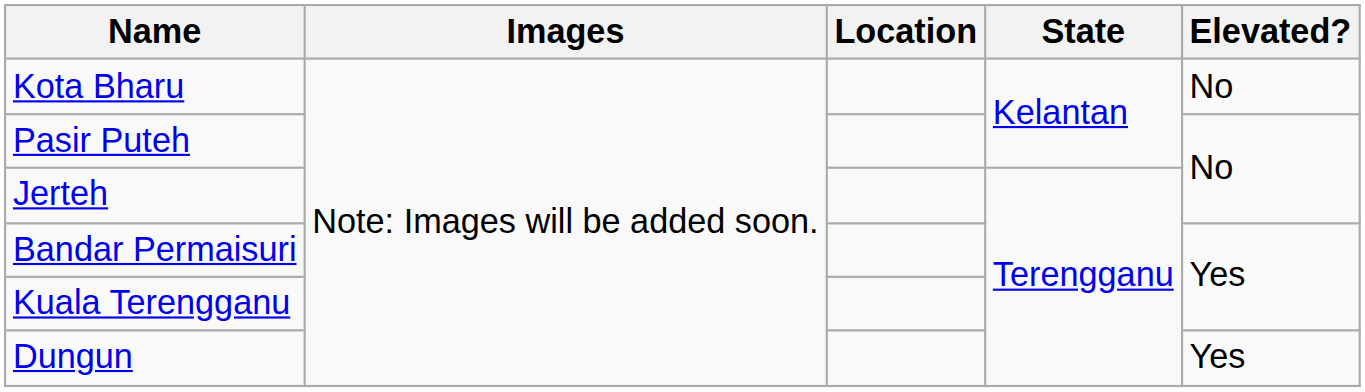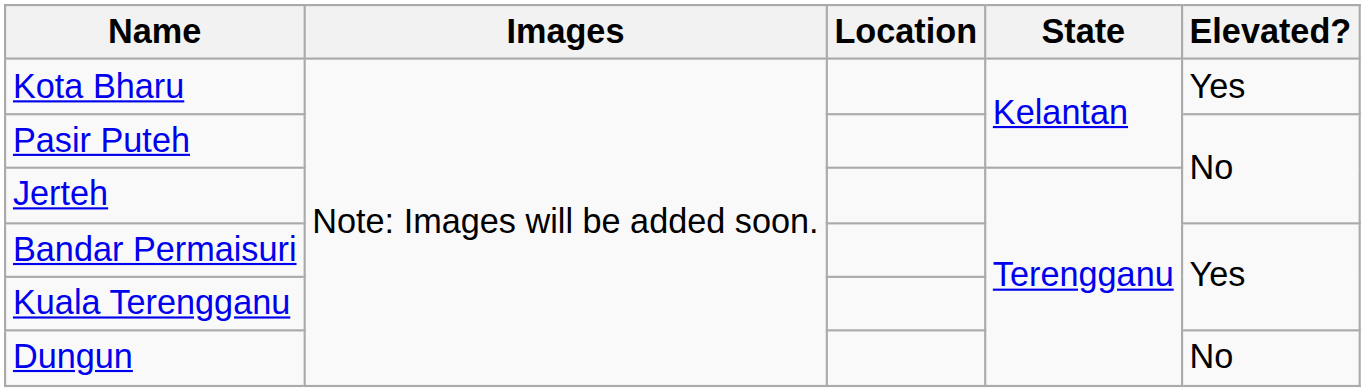(1211, 85) No -> (1217, 85) Yes
(1217, 357) Yes -> (1211, 357) No
